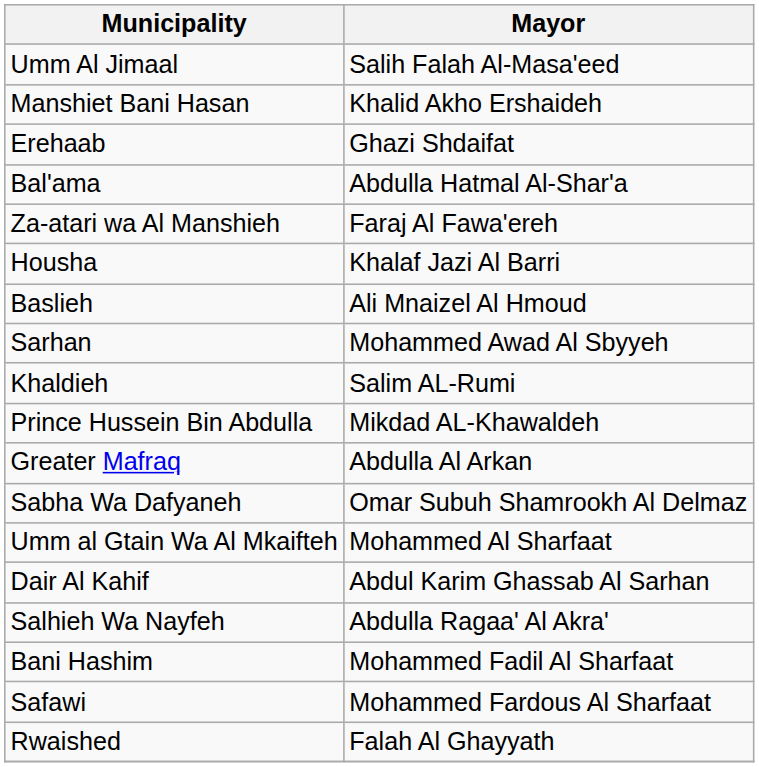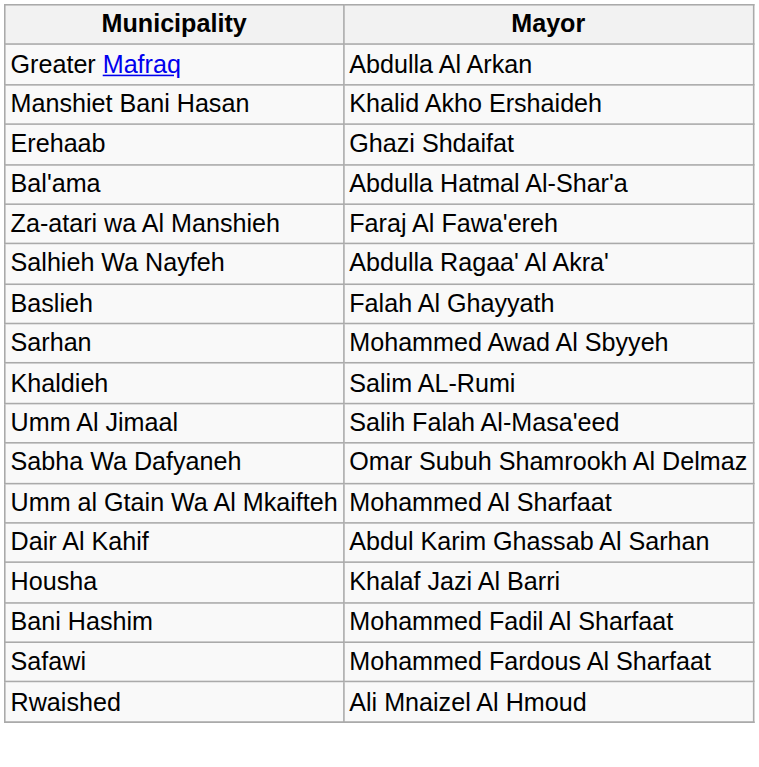rows swapped: (96, 462) <-> (94, 64)
rows swapped: (54, 263) <-> (118, 622)
(468, 303) Ali Mnaizel Al Hmoud -> (452, 303) Falah Al Ghayyath
- row: (161, 422)
(452, 741) Falah Al Ghayyath -> (468, 701) Ali Mnaizel Al Hmoud
